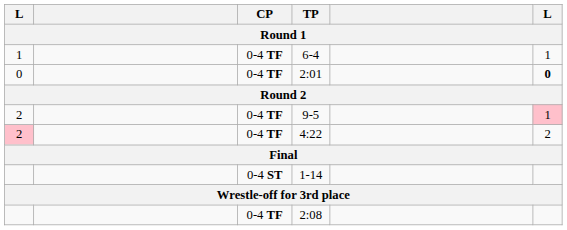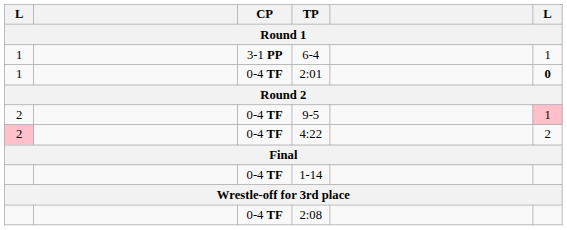(265, 54) 0-4 TF -> (265, 54) 3-1 PP
(19, 74) 0 -> (19, 74) 1
(265, 174) 0-4 ST -> (265, 174) 0-4 TF
